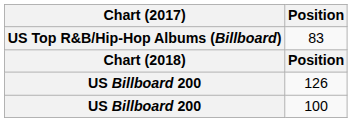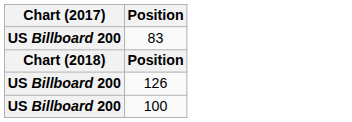(145, 38) US Top R&B/Hip-Hop Albums (Billboard) -> (64, 38) US Billboard 200
